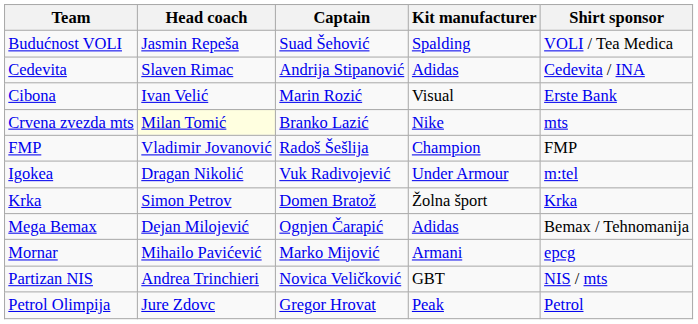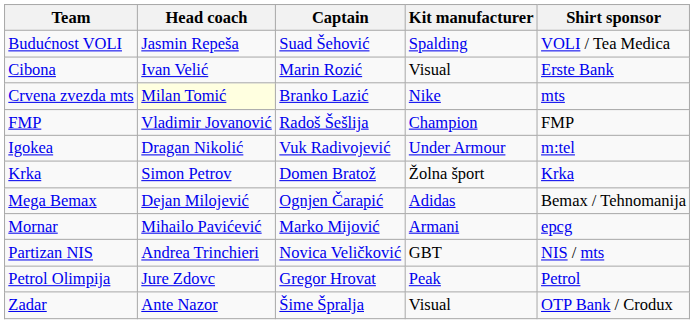- row: (38, 69)
+ row: (28, 305)
